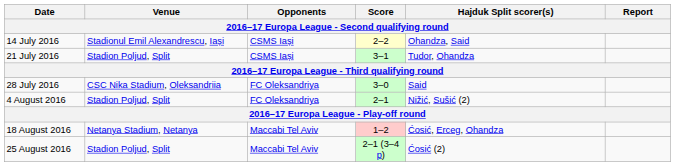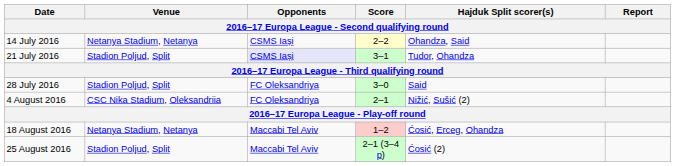(156, 41) Stadionul Emil Alexandrescu, Iași -> (142, 41) Netanya Stadium, Netanya
(272, 56) no background -> (272, 56) lavender background
(154, 85) CSC Nika Stadium, Oleksandriia -> (128, 85) Stadion Poljud, Split
(128, 100) Stadion Poljud, Split -> (154, 100) CSC Nika Stadium, Oleksandriia
